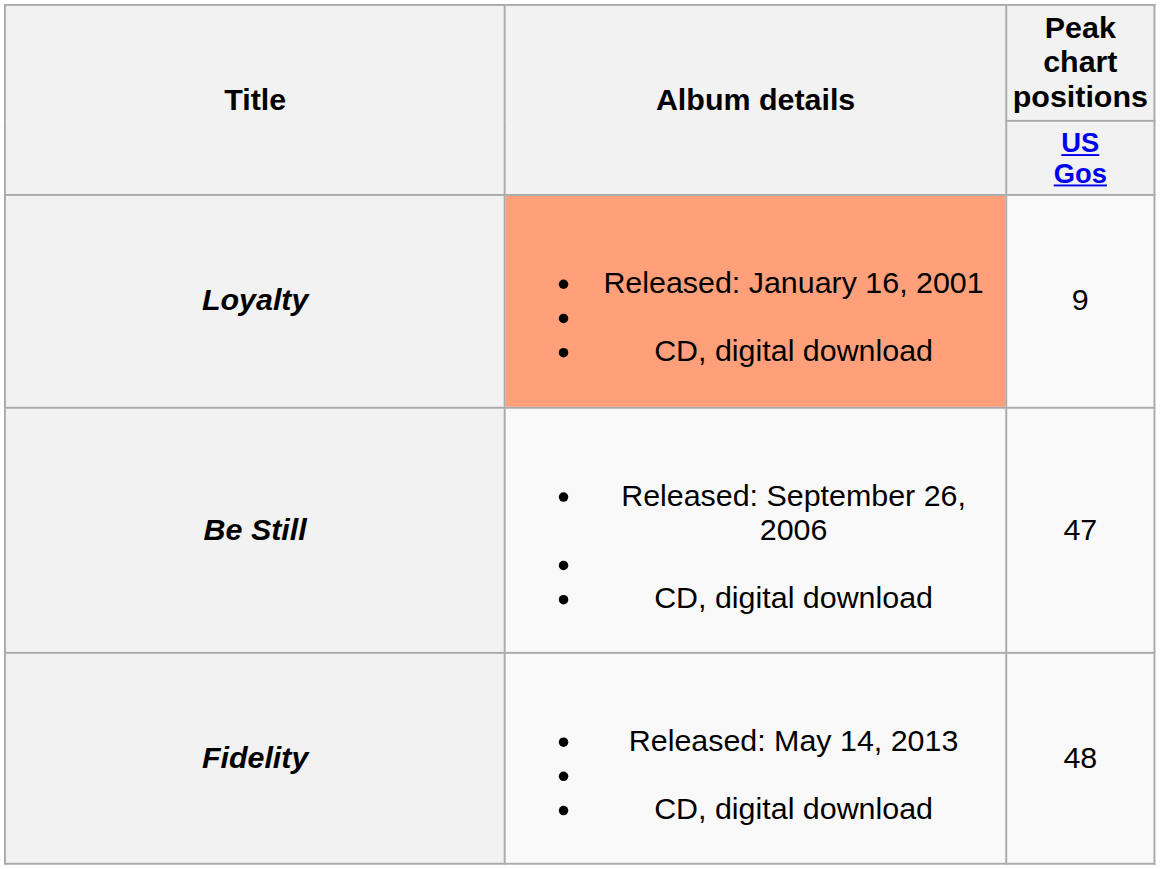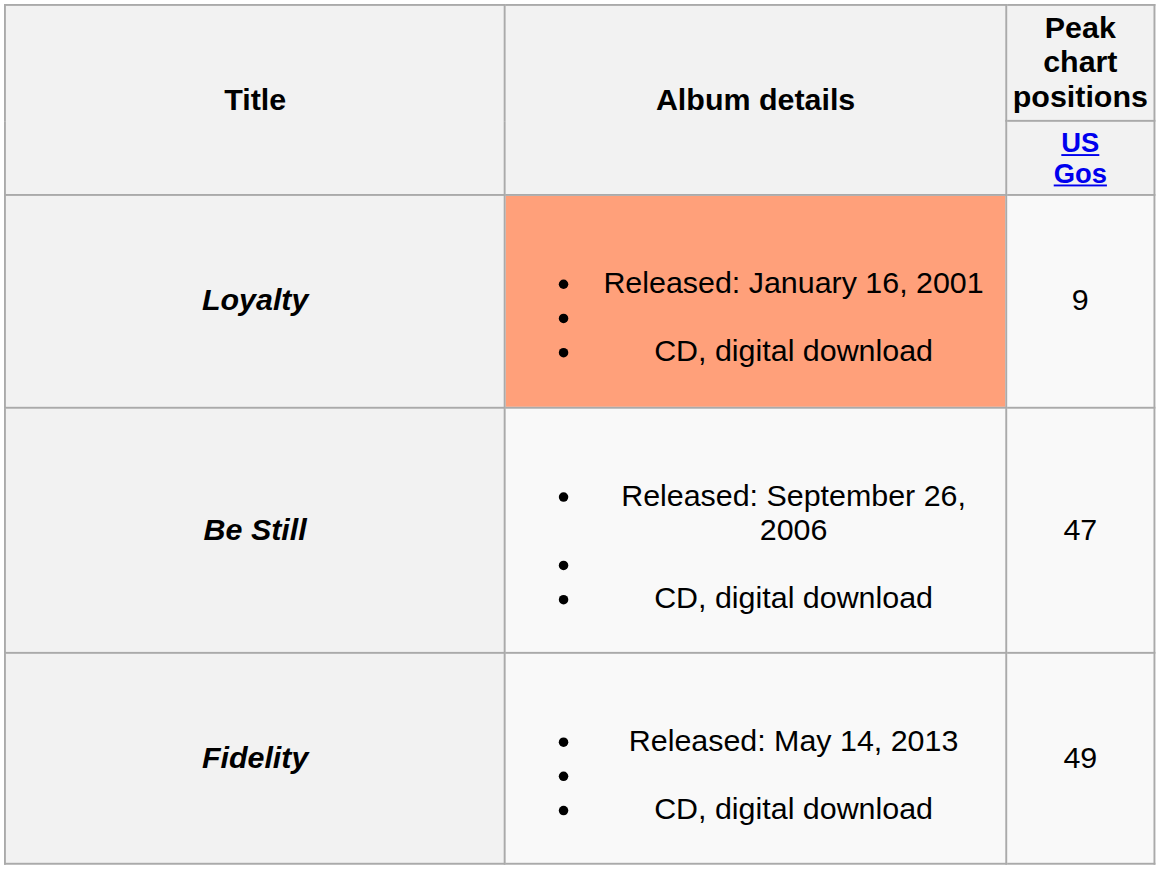(1080, 757) 48 -> (1080, 757) 49
